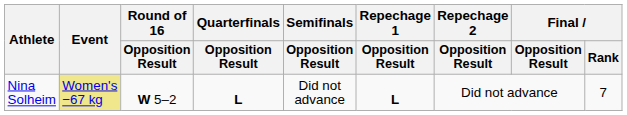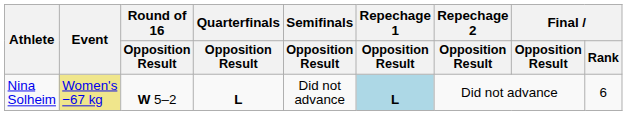(395, 100) no background -> (395, 100) lightblue background
(603, 93) 7 -> (603, 93) 6
